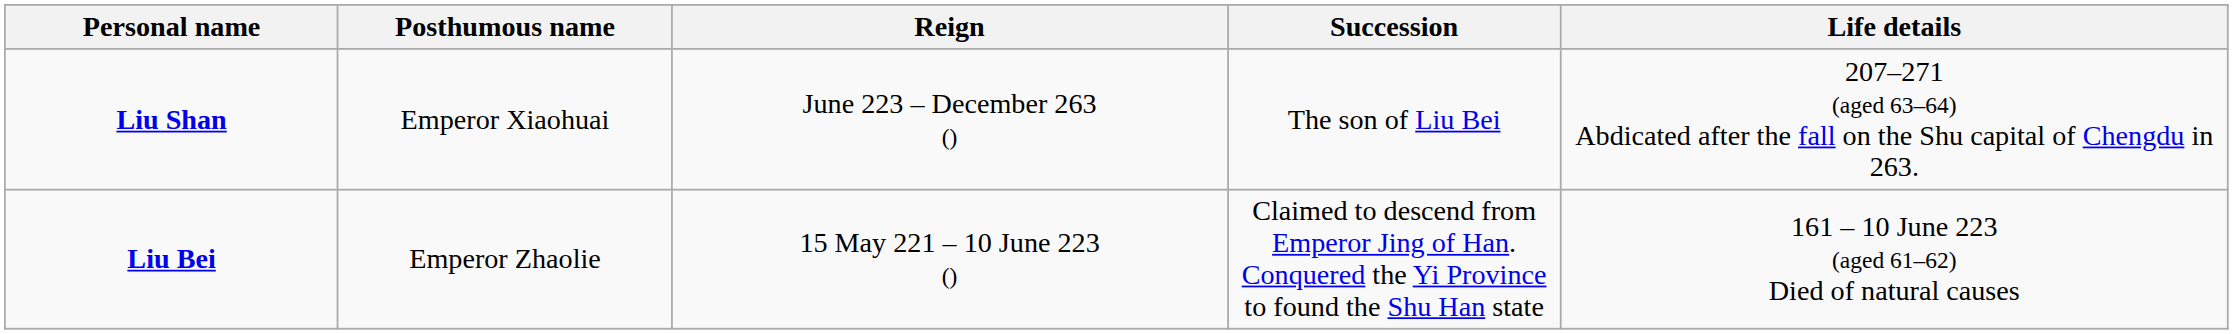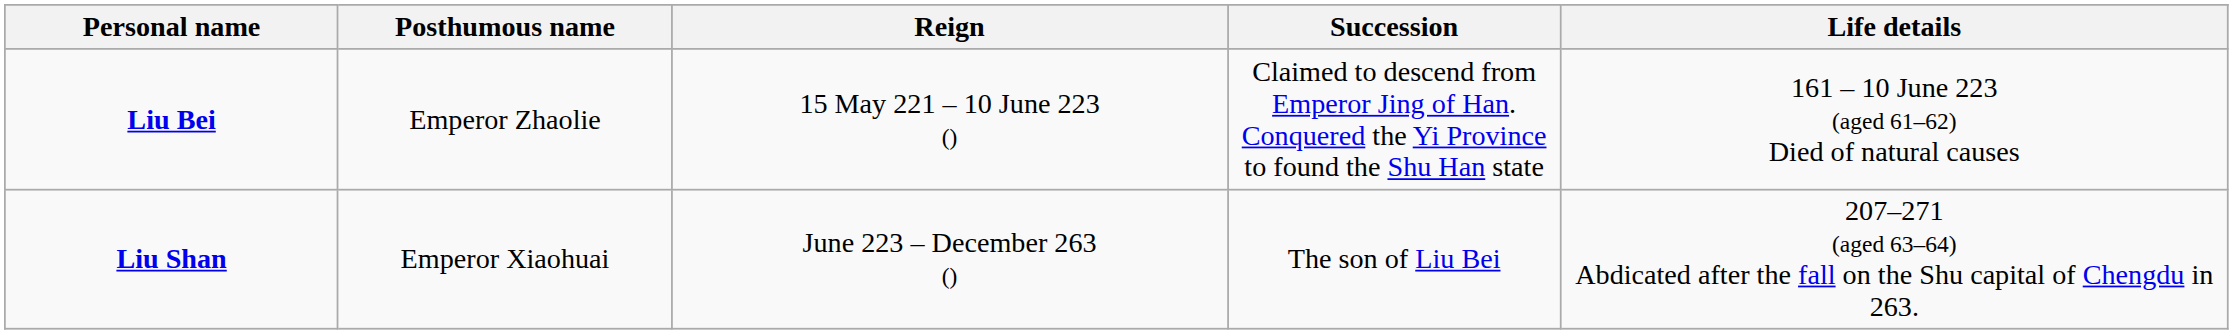rows swapped: (172, 258) <-> (172, 119)
